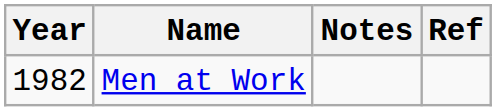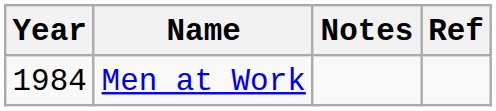(50, 81) 1982 -> (50, 81) 1984
